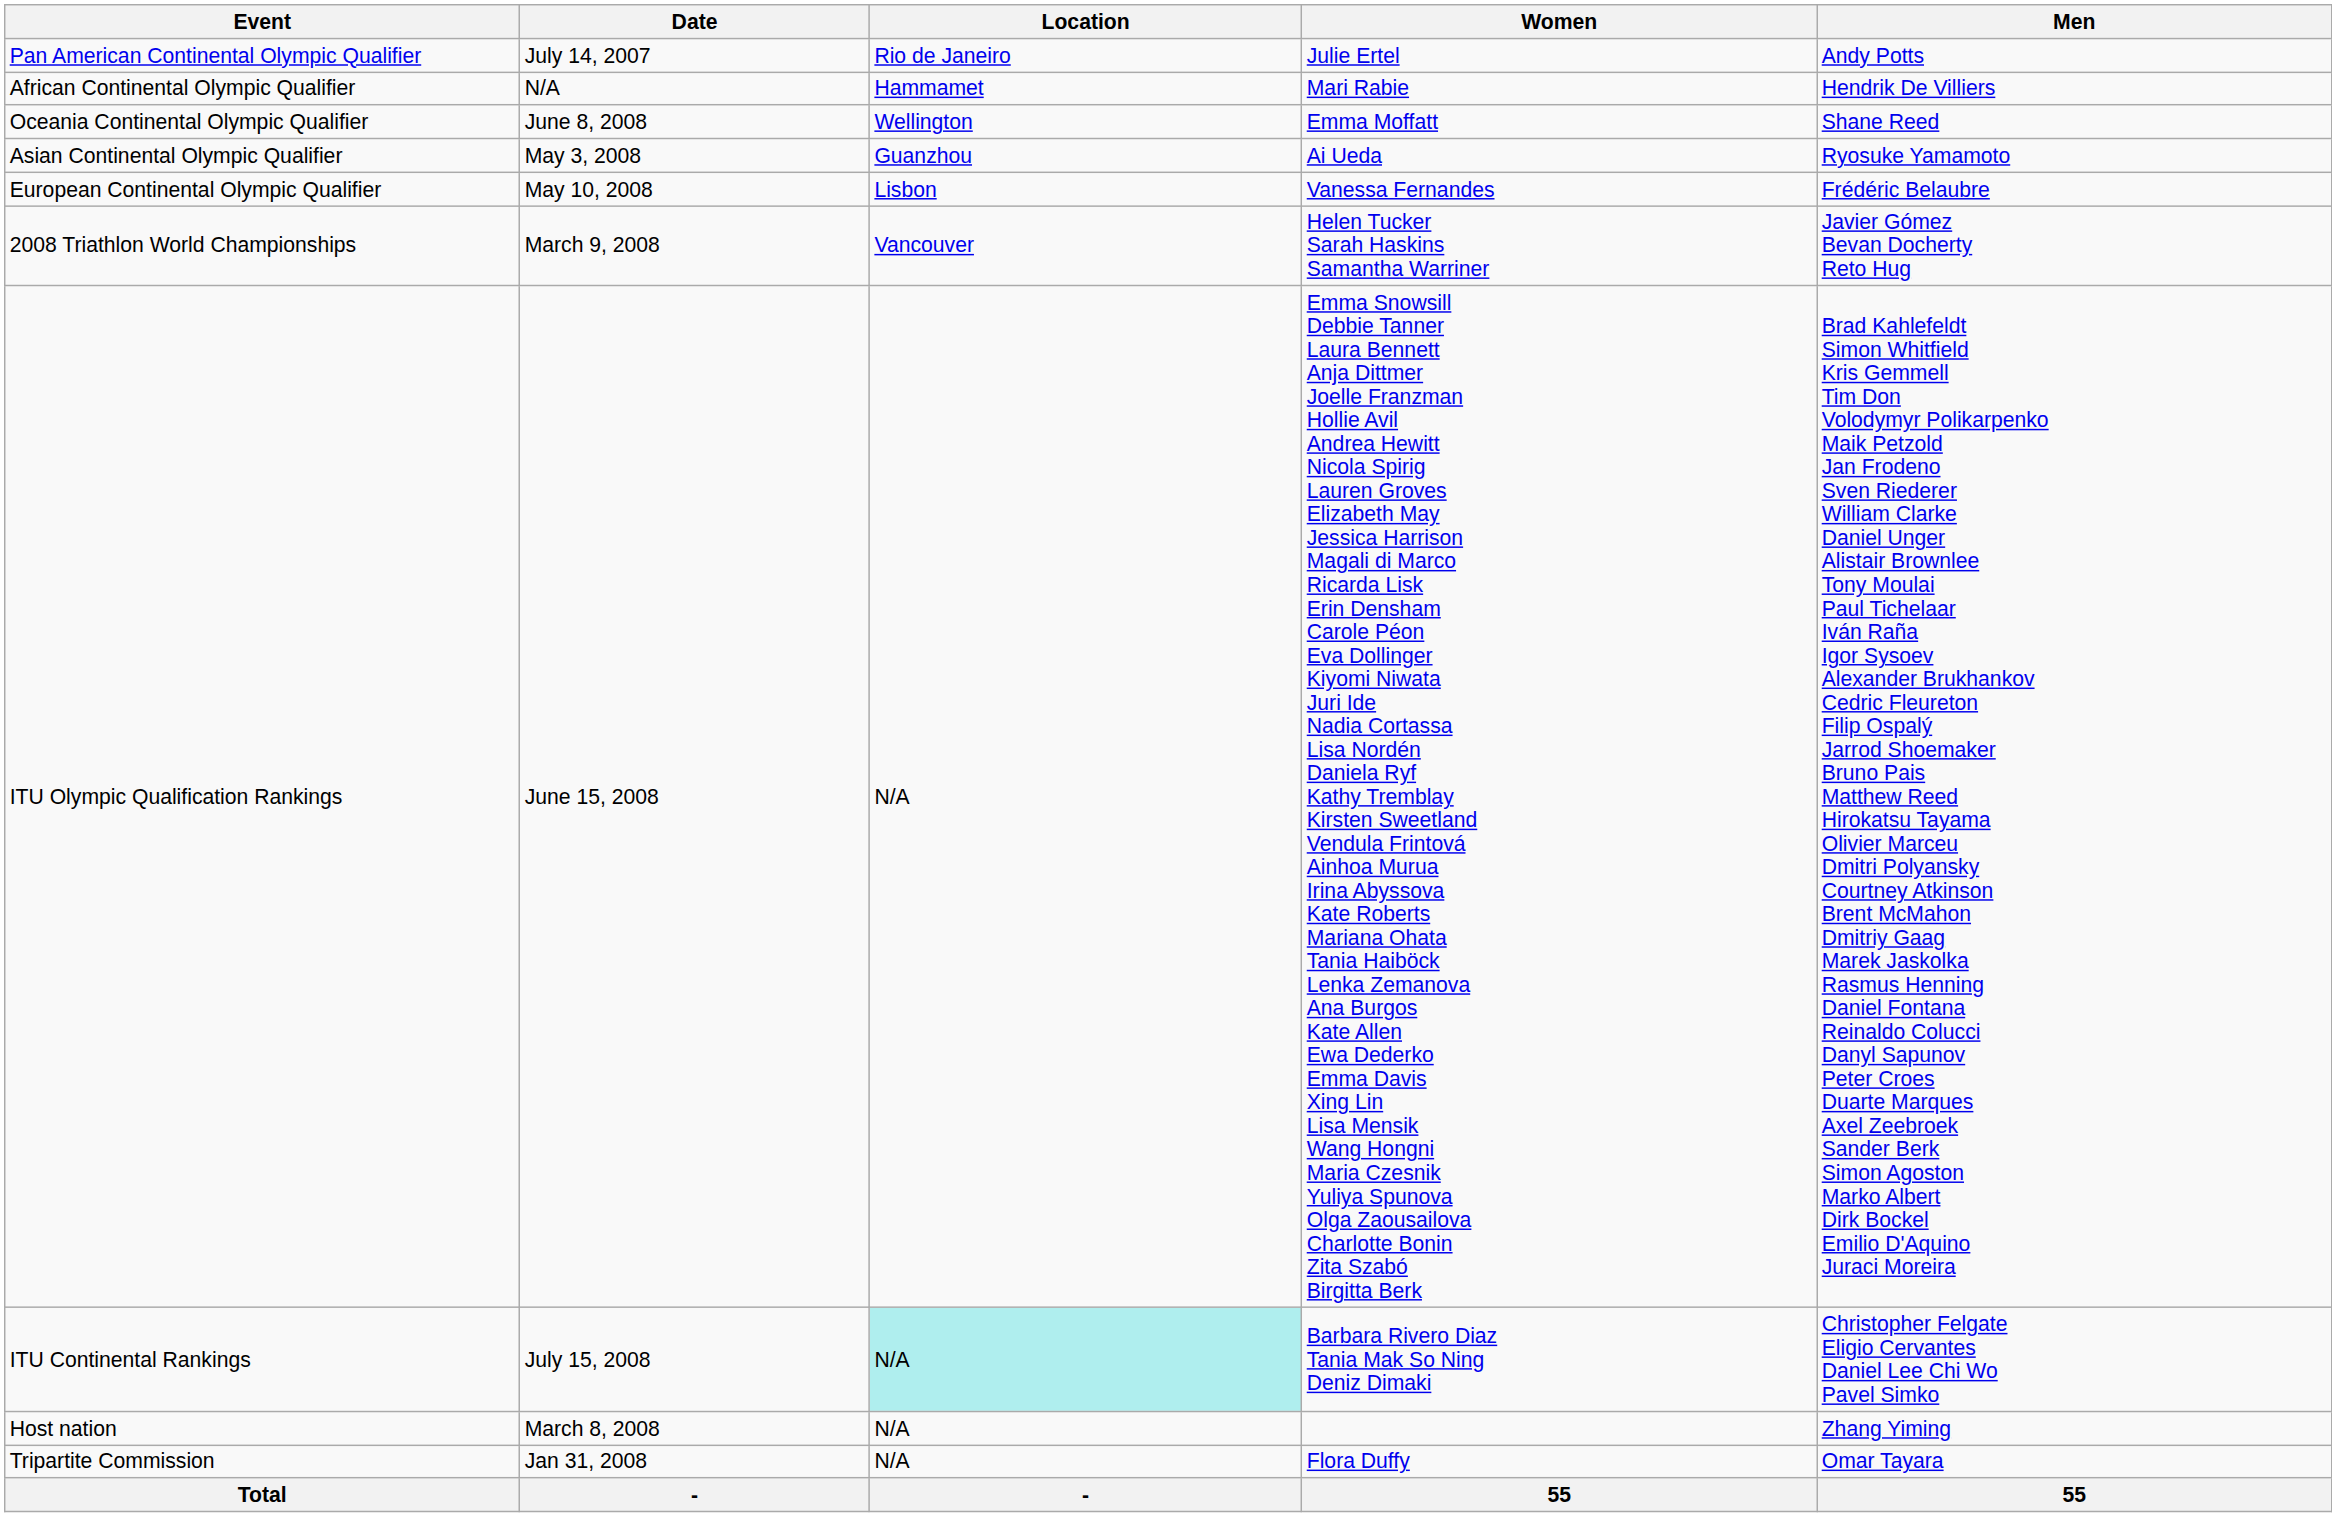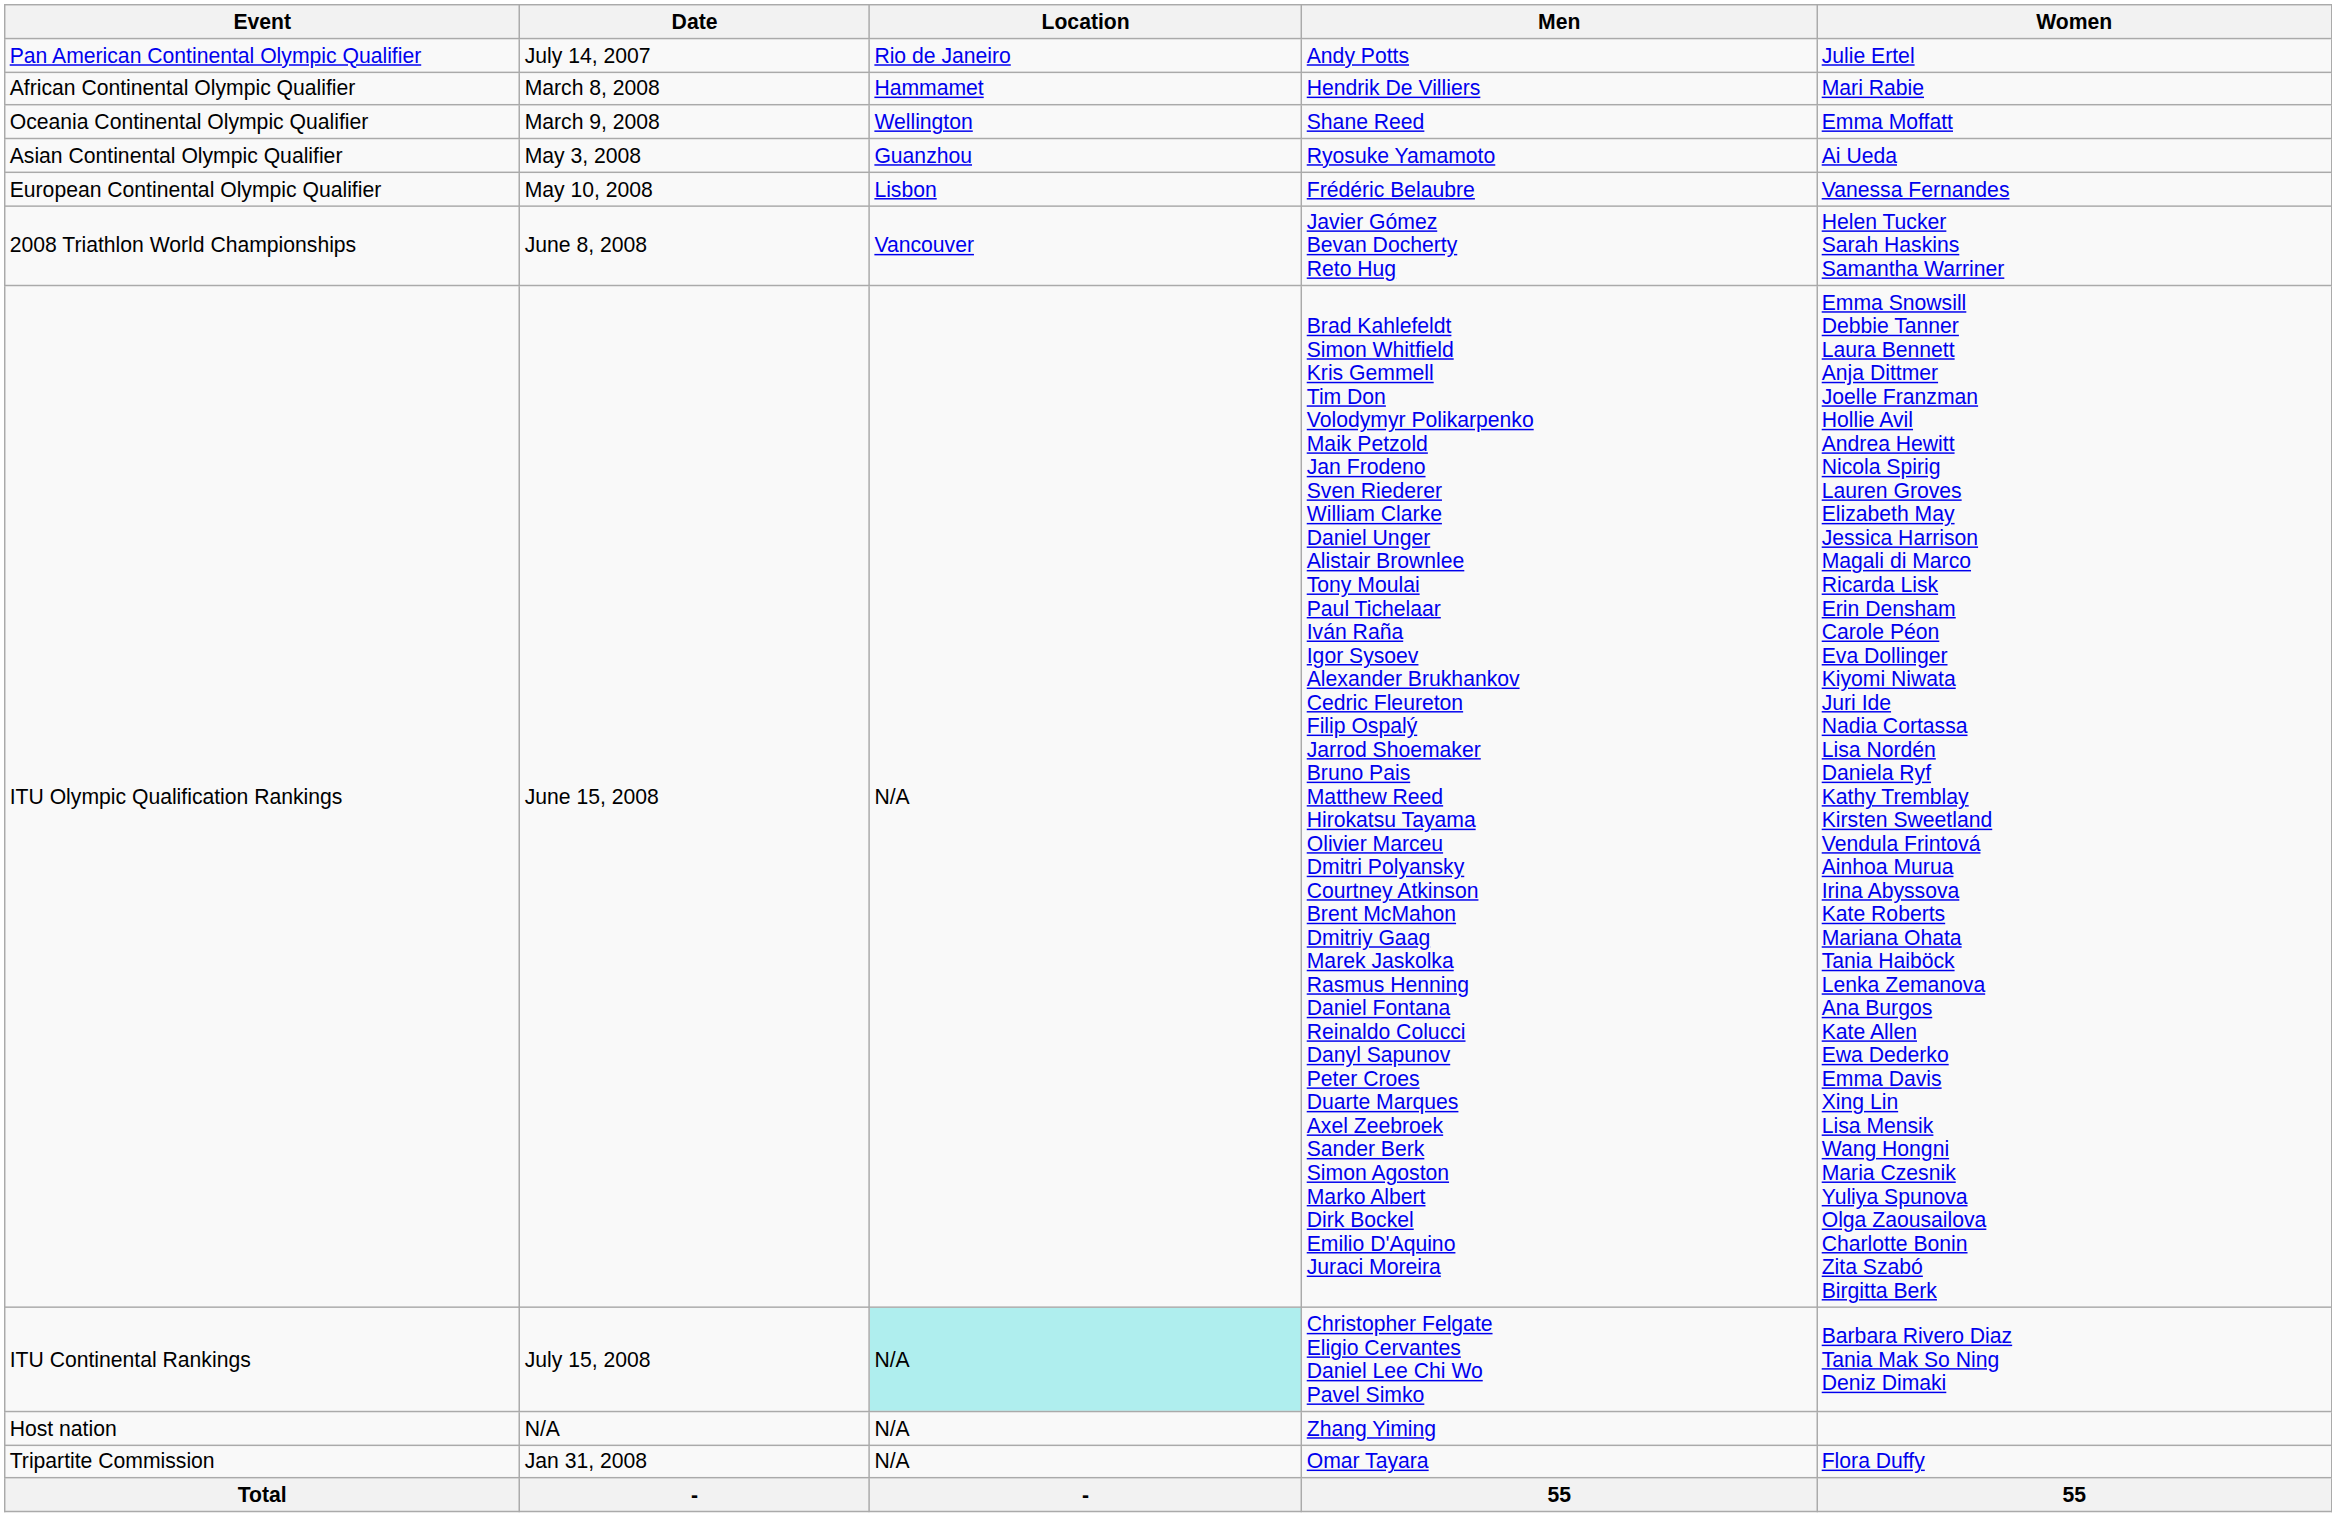columns swapped: (2074, 22) <-> (1559, 22)
(542, 89) N/A -> (592, 89) March 8, 2008
(586, 122) June 8, 2008 -> (592, 122) March 9, 2008
(592, 246) March 9, 2008 -> (586, 246) June 8, 2008
(592, 1428) March 8, 2008 -> (542, 1428) N/A
